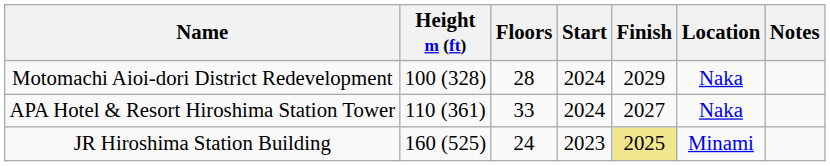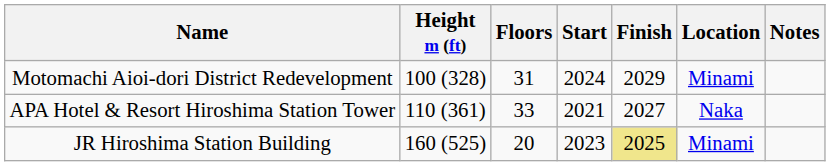(524, 77) 28 -> (524, 77) 31
(721, 77) Naka -> (721, 77) Minami
(584, 110) 2024 -> (584, 110) 2021
(524, 143) 24 -> (524, 143) 20
